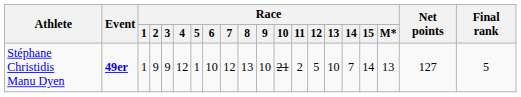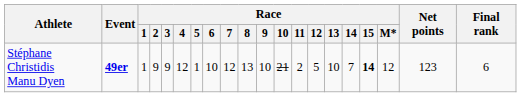(368, 67) normal -> (368, 67) bold
(388, 67) 13 -> (388, 67) 12
(428, 67) 127 -> (428, 67) 123
(486, 67) 5 -> (486, 67) 6
